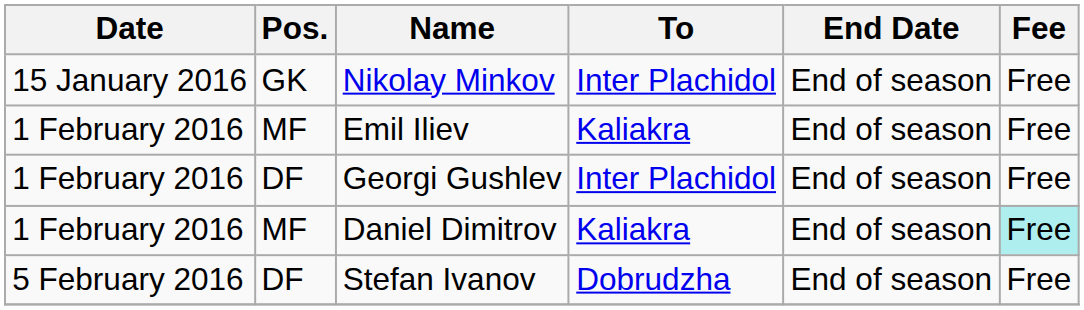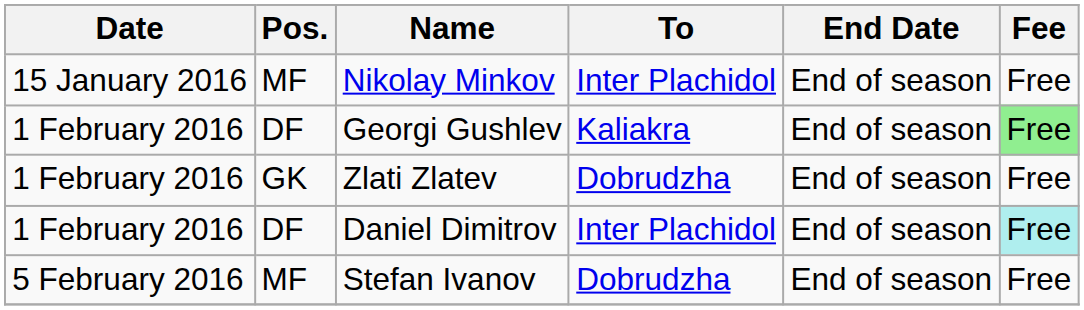(284, 79) GK -> (284, 79) MF
- row: (406, 129)
(676, 179) Inter Plachidol -> (633, 129) Kaliakra
(1039, 179) no background -> (1039, 129) lightgreen background
+ row: (420, 179)
(284, 229) MF -> (283, 229) DF
(633, 229) Kaliakra -> (676, 229) Inter Plachidol
(283, 279) DF -> (284, 279) MF
